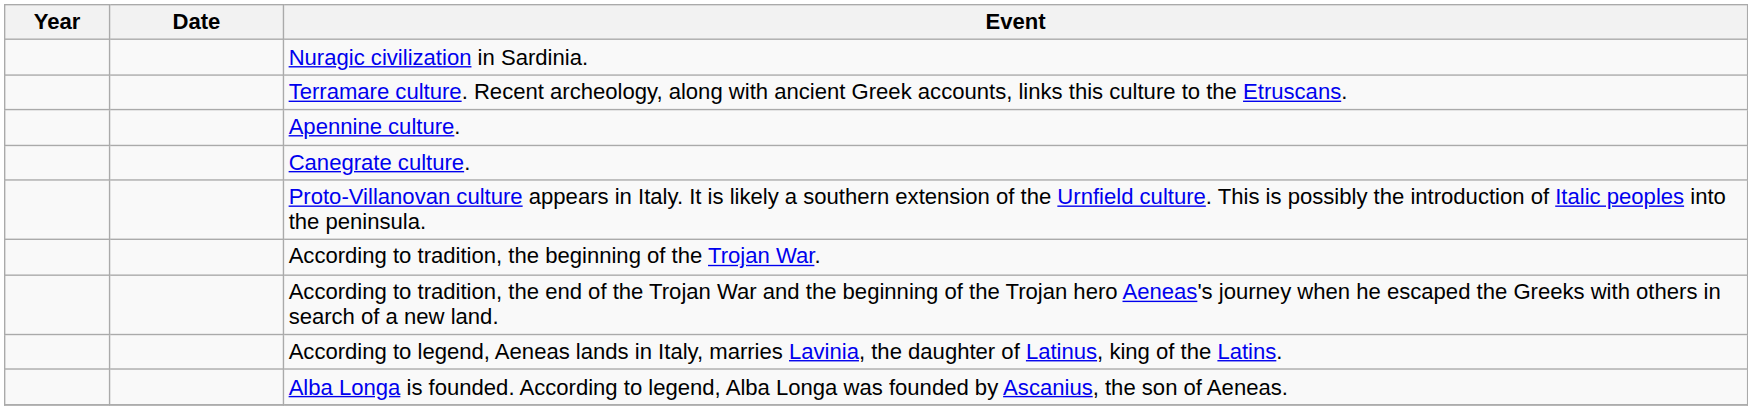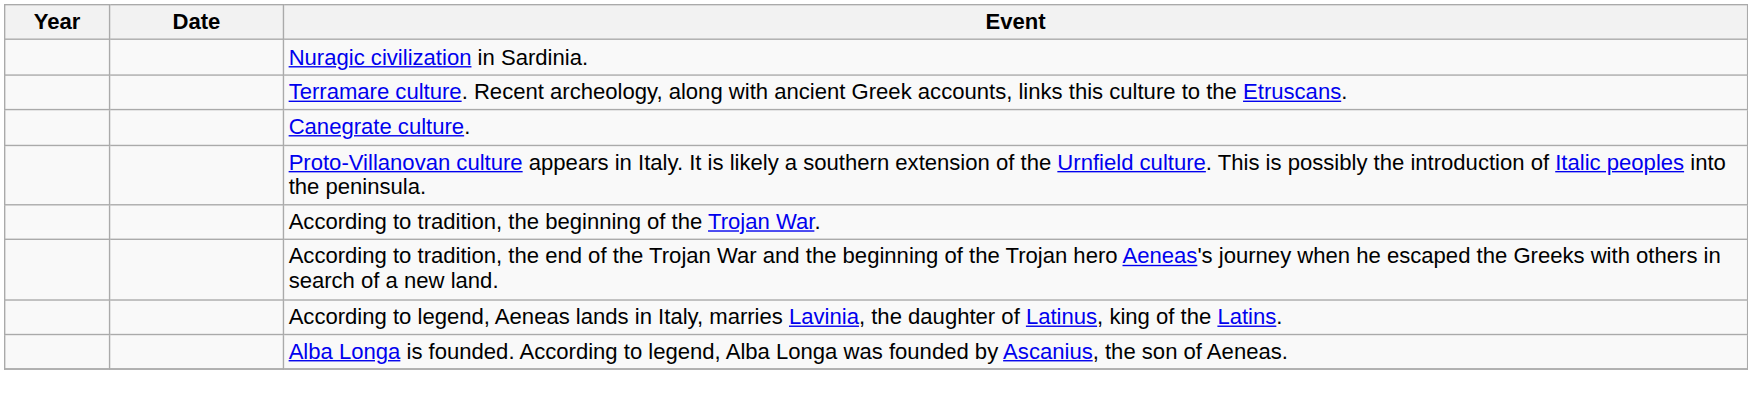- row: (375, 127)
